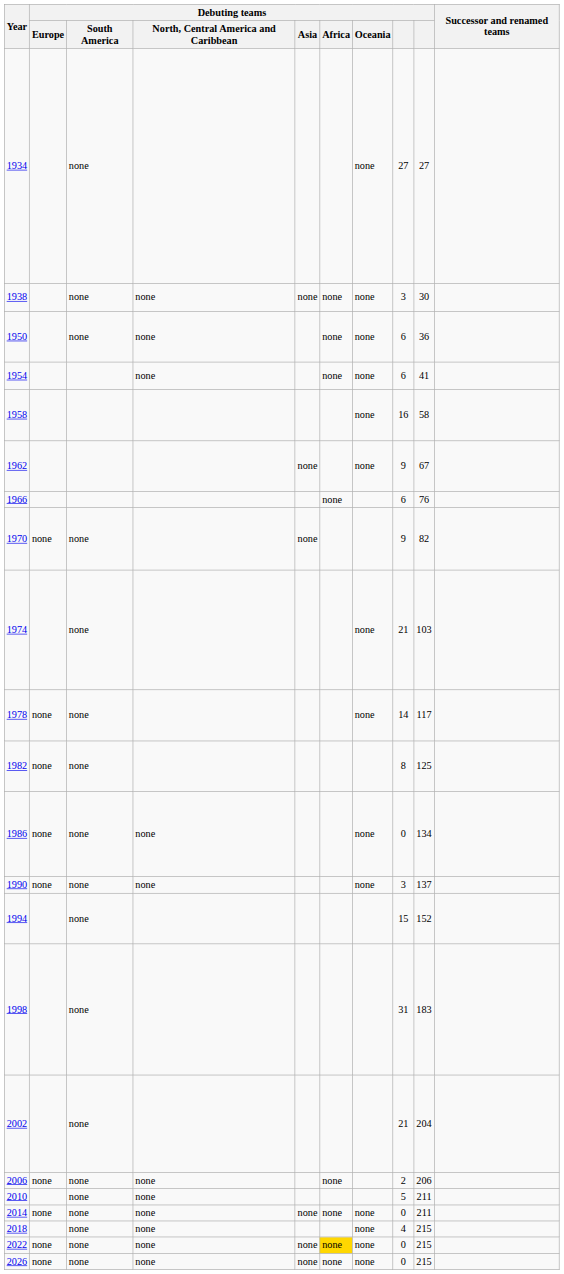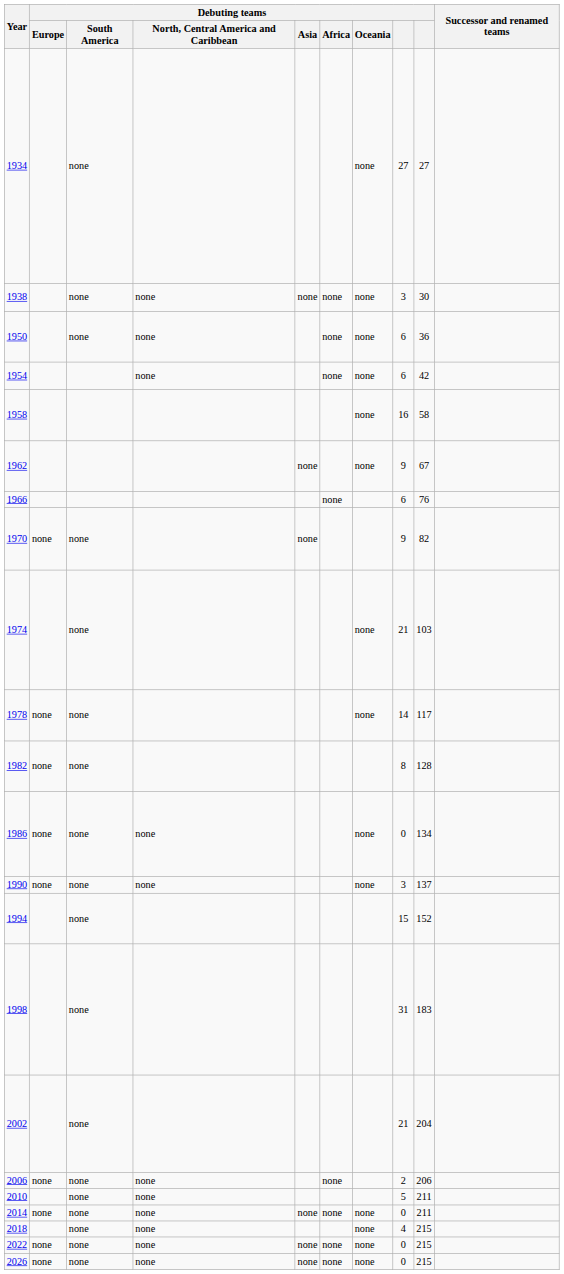(424, 376) 41 -> (424, 376) 42
(424, 766) 125 -> (424, 766) 128
(332, 1245) gold background -> (332, 1245) no background
